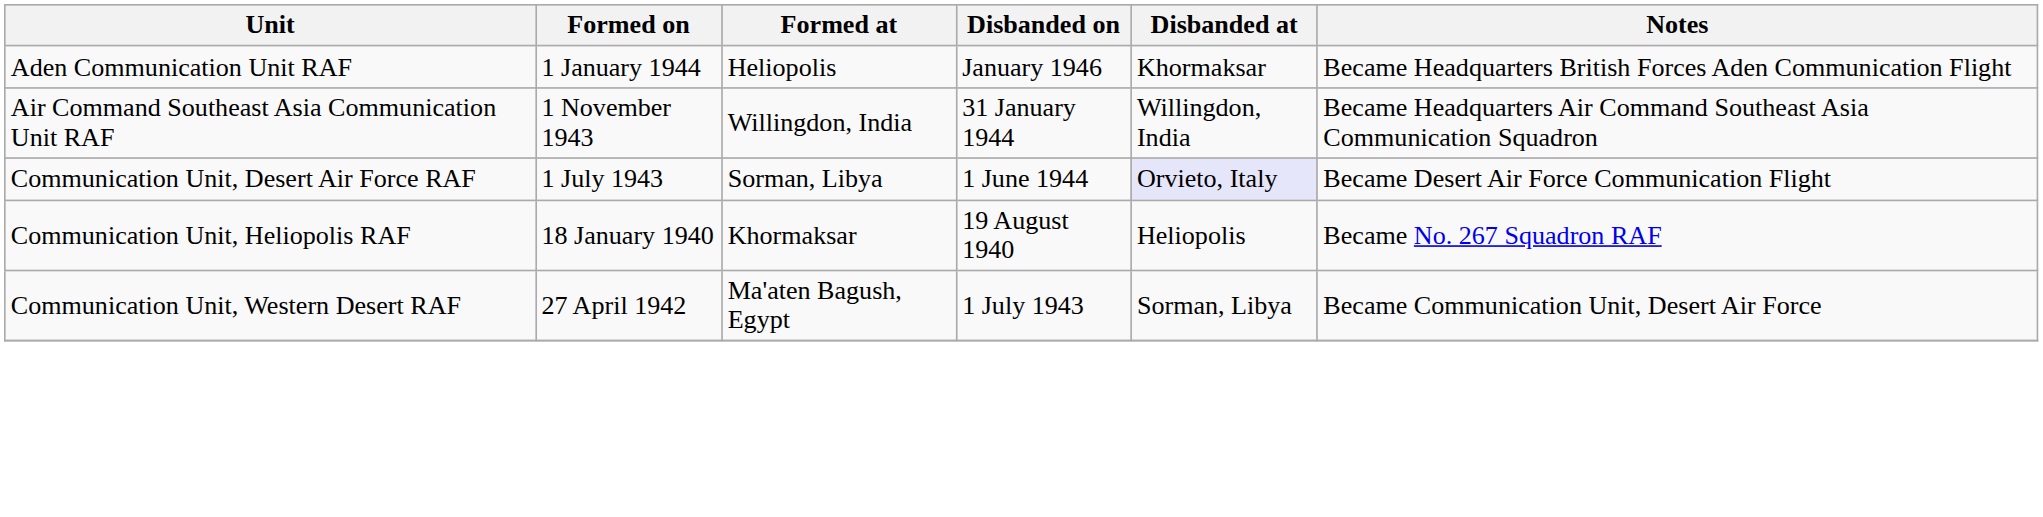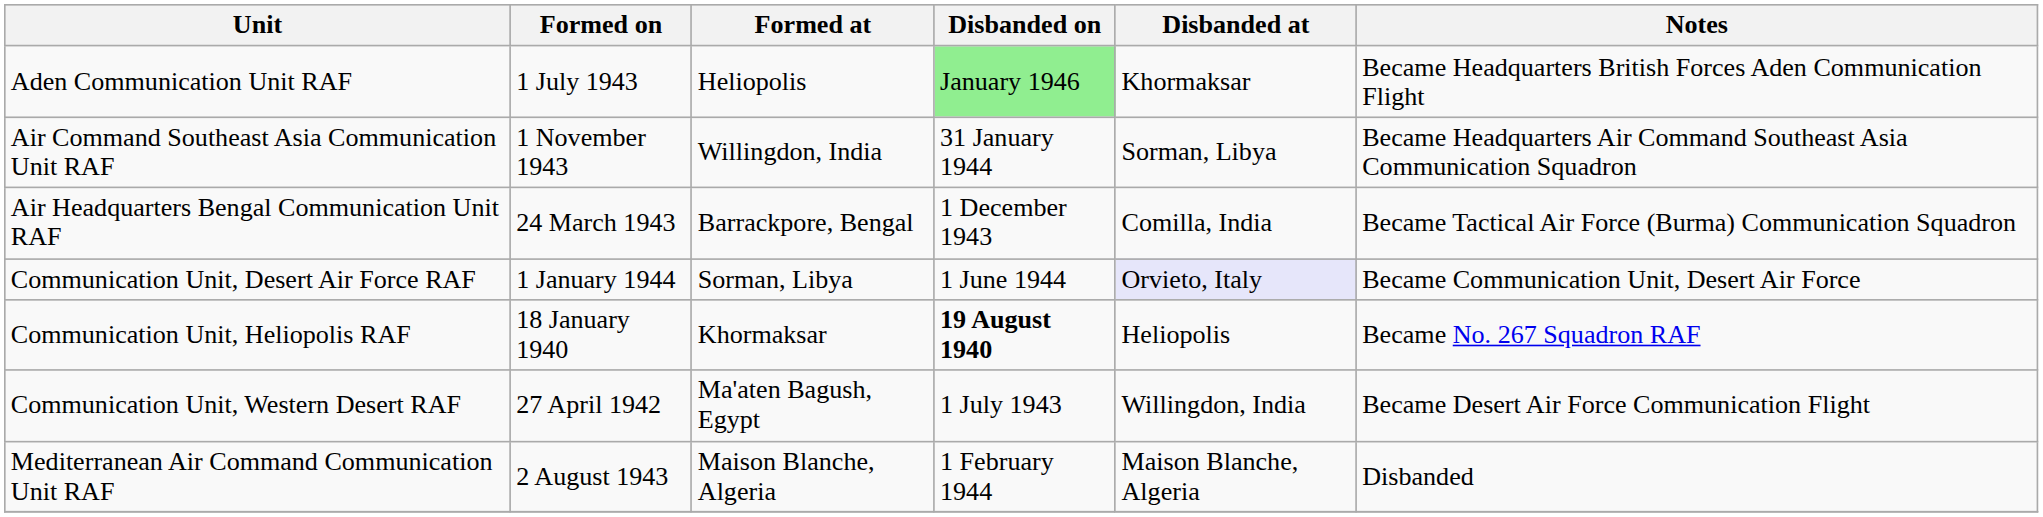(621, 66) 1 January 1944 -> (577, 81) 1 July 1943
(1032, 66) no background -> (1010, 81) lightgreen background
(1199, 122) Willingdon, India -> (1199, 151) Sorman, Libya
+ row: (255, 222)
(602, 178) 1 July 1943 -> (596, 278) 1 January 1944
(1577, 178) Became Desert Air Force Communication Flight -> (1611, 278) Became Communication Unit, Desert Air Force
(1015, 234) normal -> (995, 334) bold
(1214, 305) Sorman, Libya -> (1214, 405) Willingdon, India
(1573, 305) Became Communication Unit, Desert Air Force -> (1616, 405) Became Desert Air Force Communication Flight
+ row: (252, 476)
